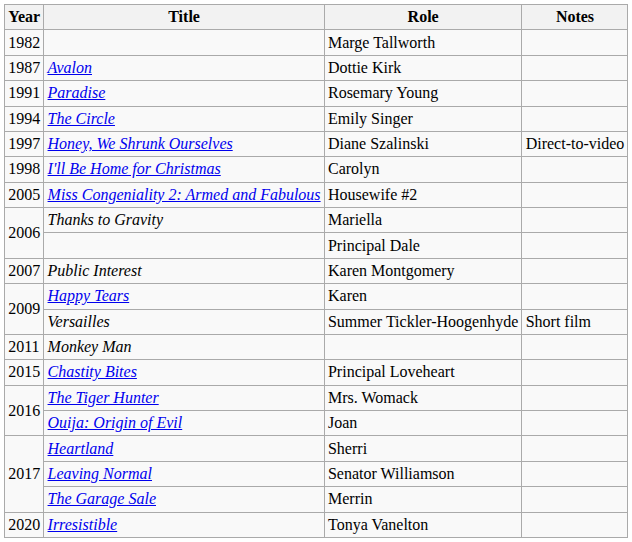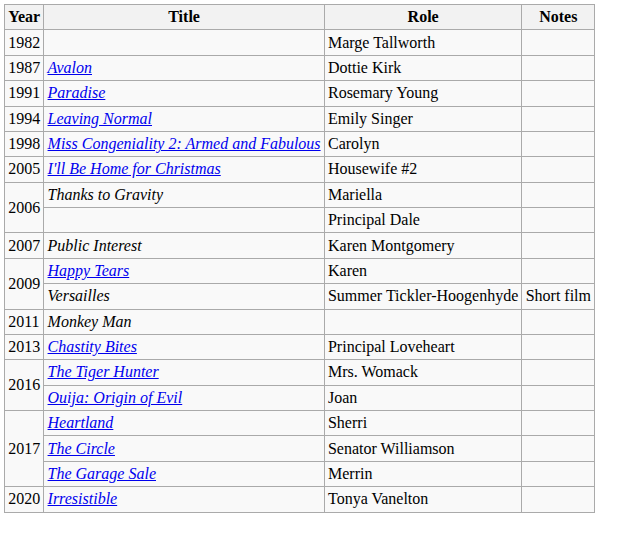(81, 118) The Circle -> (100, 118) Leaving Normal
- row: (378, 144)
(134, 169) I'll Be Home for Christmas -> (184, 144) Miss Congeniality 2: Armed and Fabulous
(184, 194) Miss Congeniality 2: Armed and Fabulous -> (134, 169) I'll Be Home for Christmas
(24, 372) 2015 -> (24, 347) 2013
(100, 473) Leaving Normal -> (81, 448) The Circle
